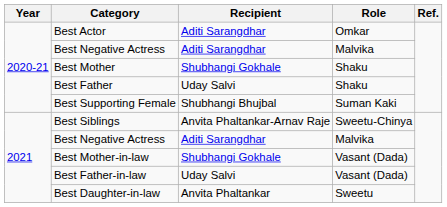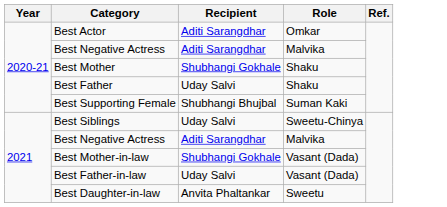(256, 121) Anvita Phaltankar-Arnav Raje -> (208, 121) Uday Salvi
